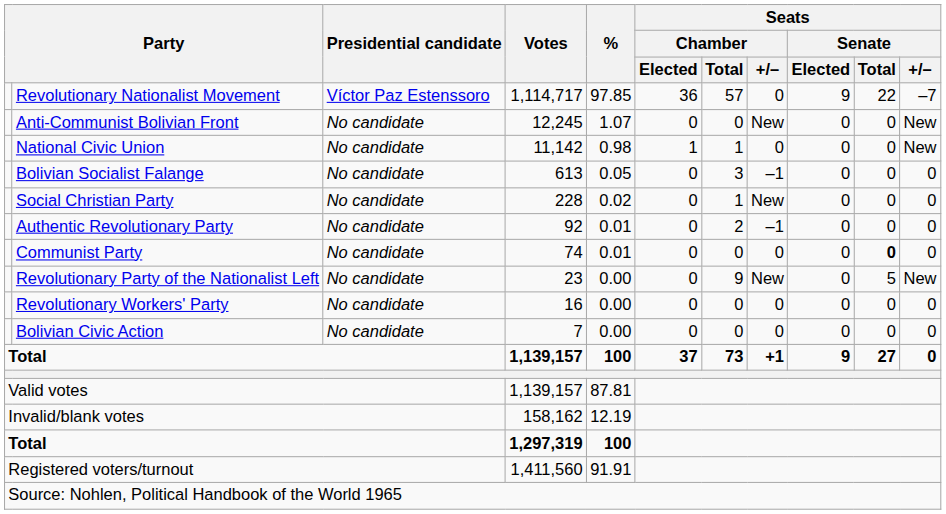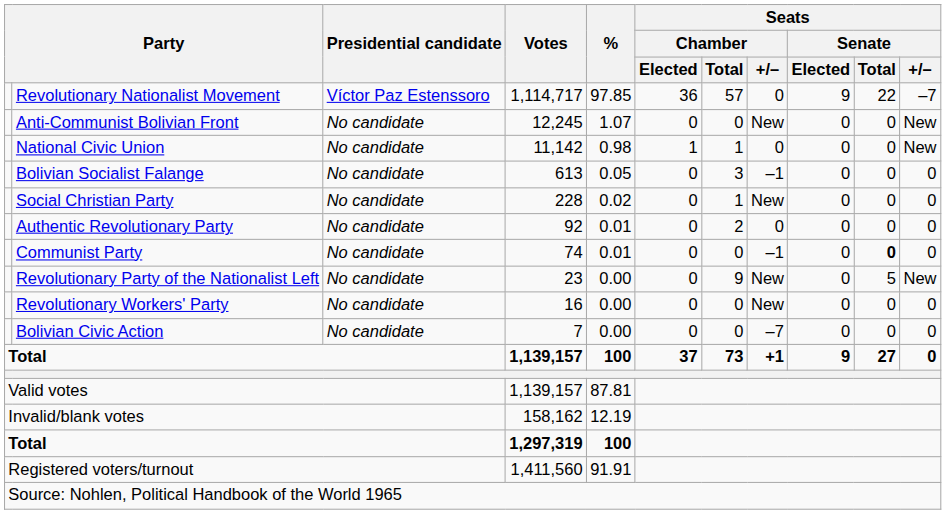(775, 226) –1 -> (779, 226) 0
(779, 252) 0 -> (775, 252) –1
(779, 305) 0 -> (767, 305) New
(779, 331) 0 -> (775, 331) –7
